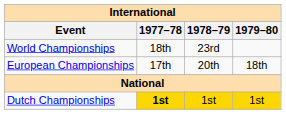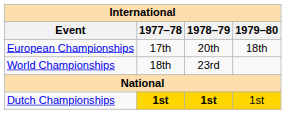rows swapped: (61, 48) <-> (70, 65)
(209, 100) normal -> (209, 100) bold
